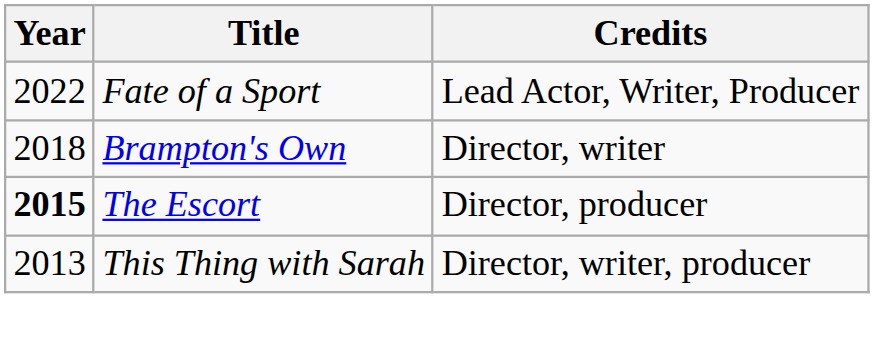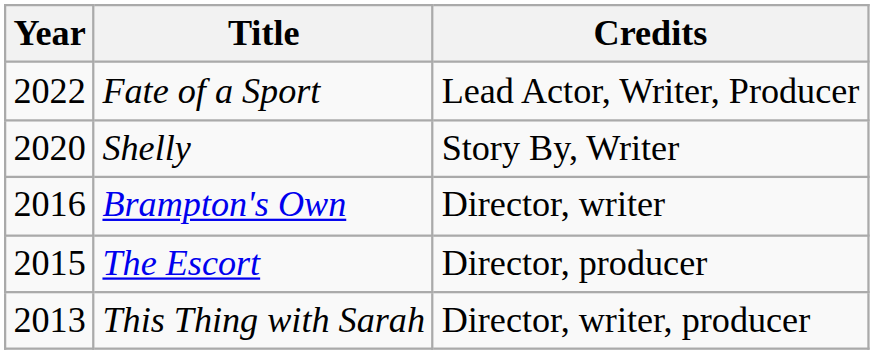+ row: (147, 147)
(50, 147) 2018 -> (50, 205) 2016
(50, 205) bold -> (50, 262) normal
